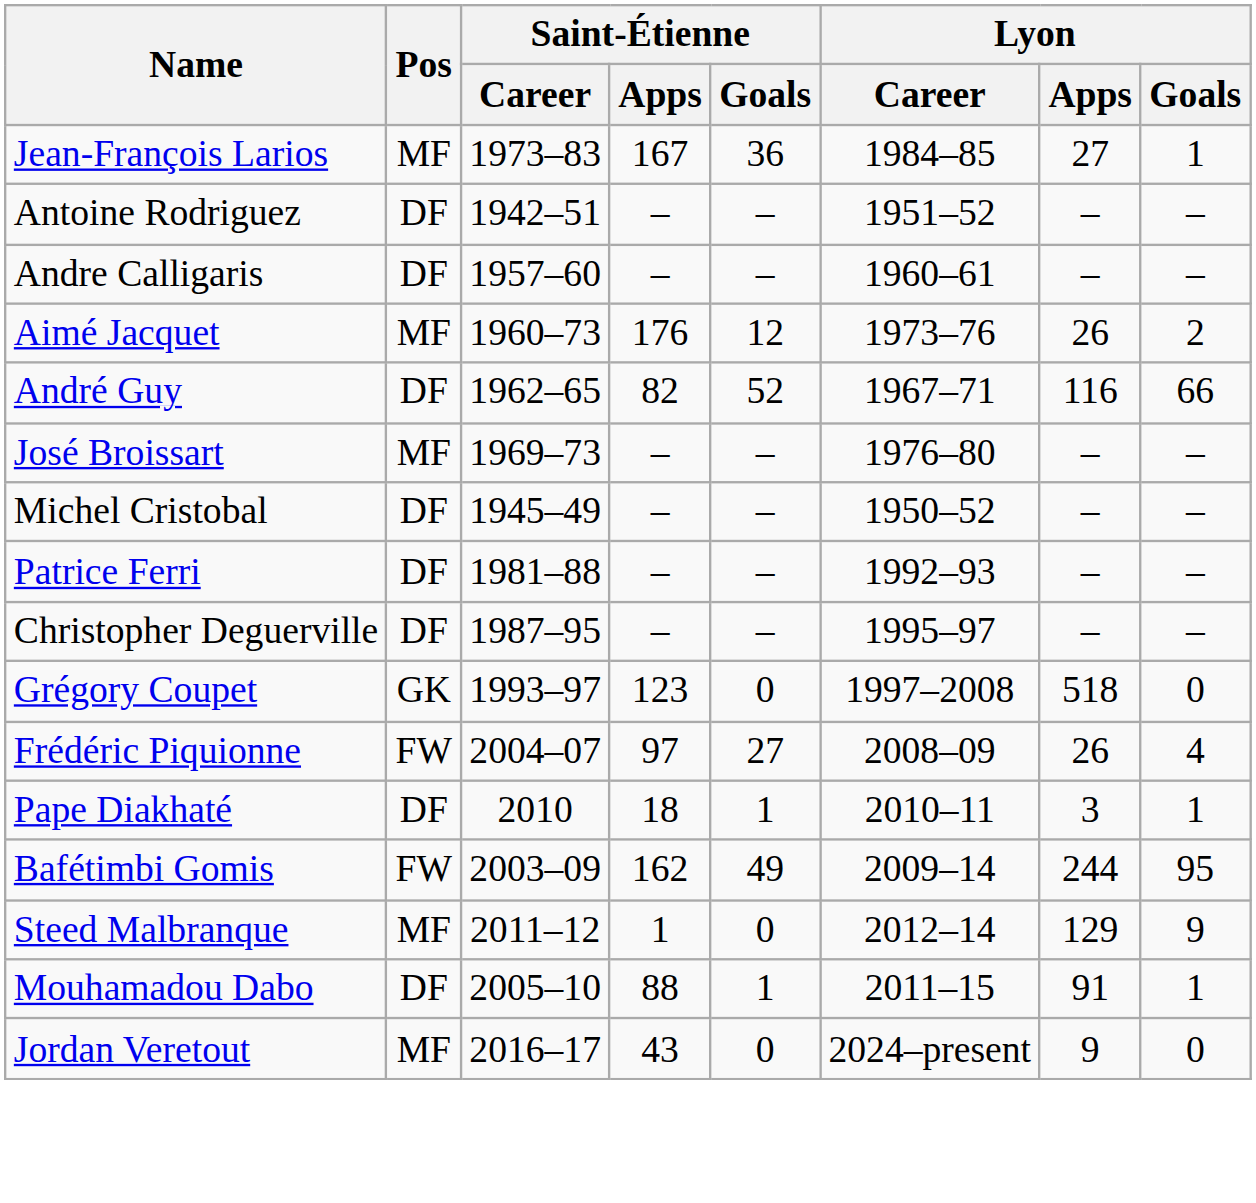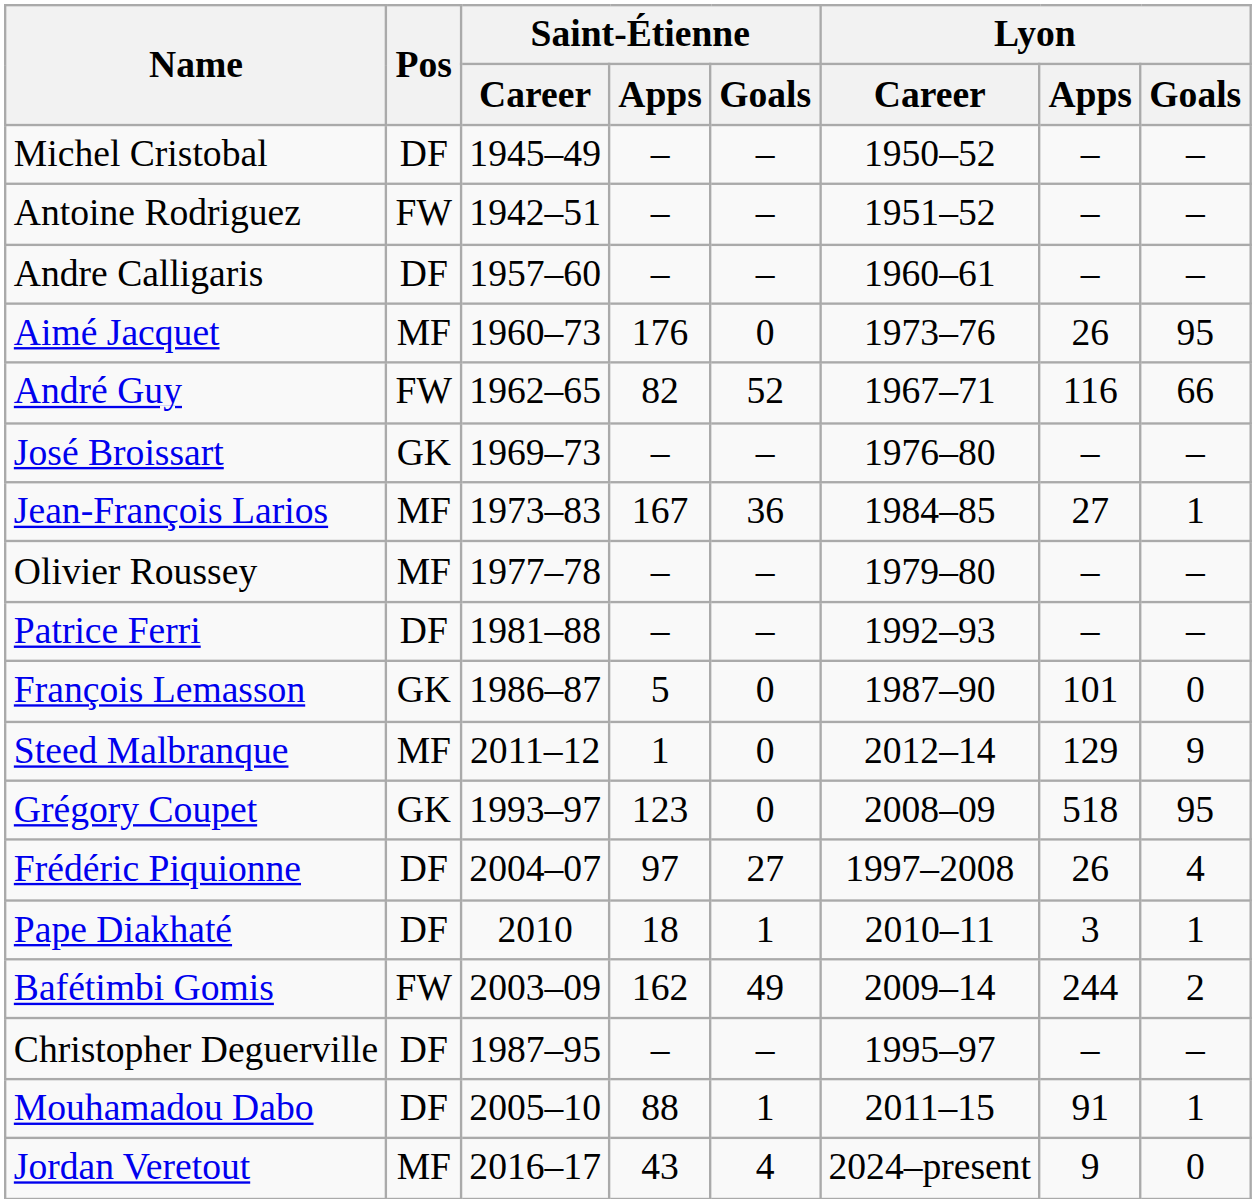rows swapped: (141, 511) <-> (171, 153)
(424, 213) DF -> (424, 213) FW
(765, 332) 12 -> (765, 332) 0
(1195, 332) 2 -> (1195, 332) 95
(424, 392) DF -> (424, 392) FW
(424, 451) MF -> (424, 451) GK
+ row: (136, 570)
+ row: (160, 690)
rows swapped: (196, 630) <-> (151, 928)
(930, 690) 1997–2008 -> (930, 809) 2008–09
(1195, 690) 0 -> (1195, 809) 95
(424, 749) FW -> (424, 869) DF
(930, 749) 2008–09 -> (930, 869) 1997–2008
(1195, 869) 95 -> (1195, 988) 2
(765, 1048) 0 -> (765, 1167) 4
